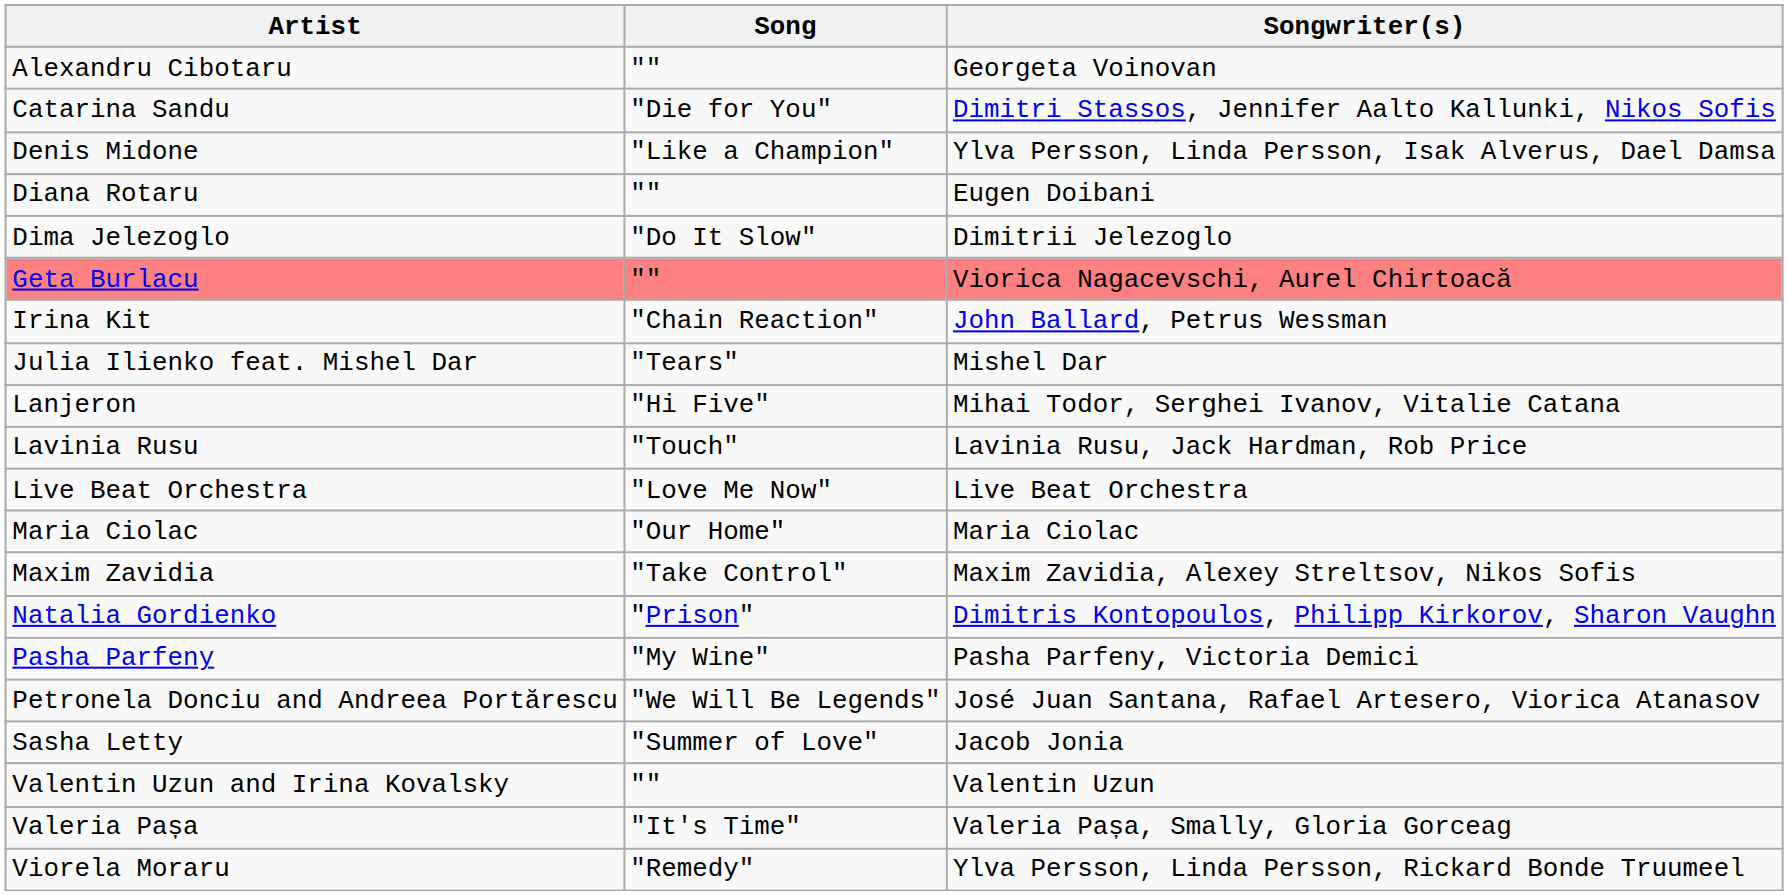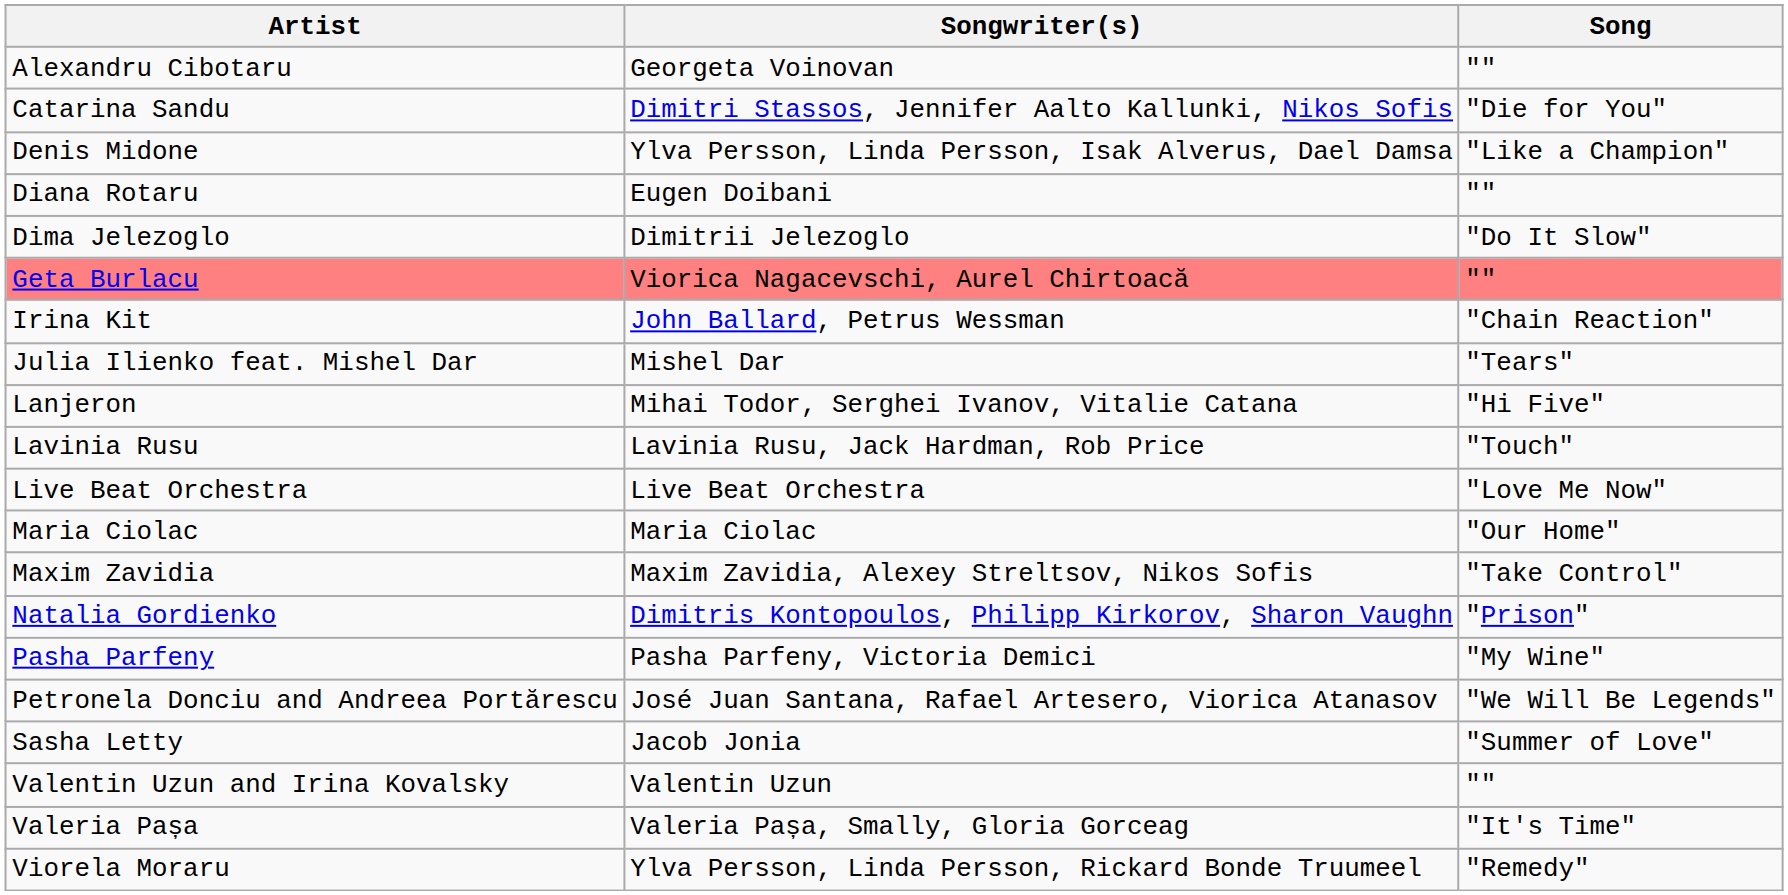columns swapped: (785, 26) <-> (1364, 26)
